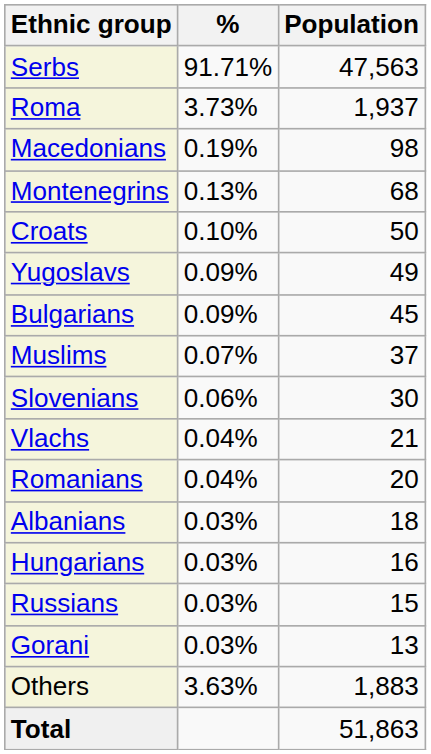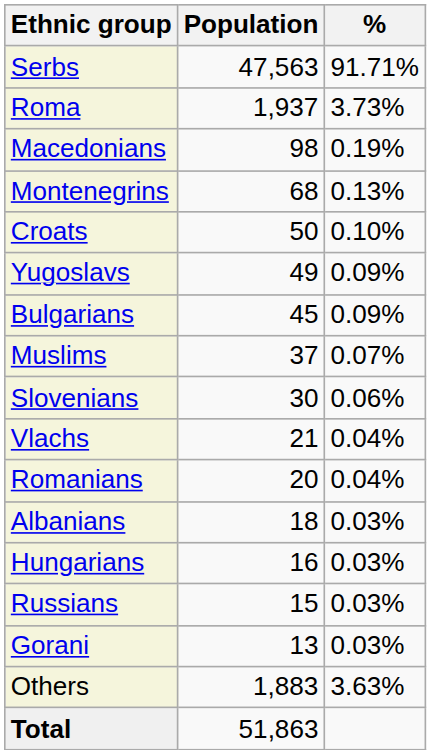columns swapped: (351, 25) <-> (228, 25)
